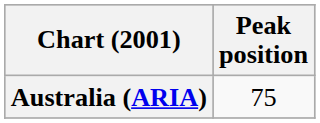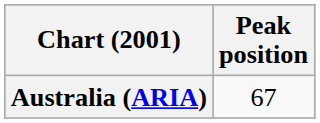(264, 96) 75 -> (264, 96) 67
